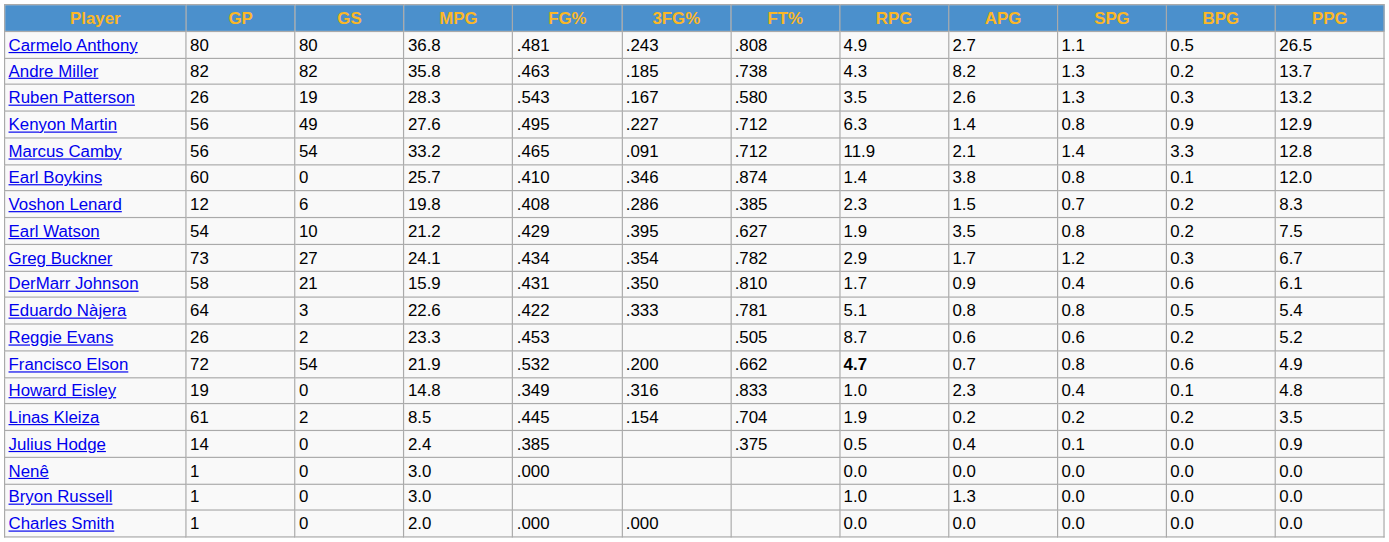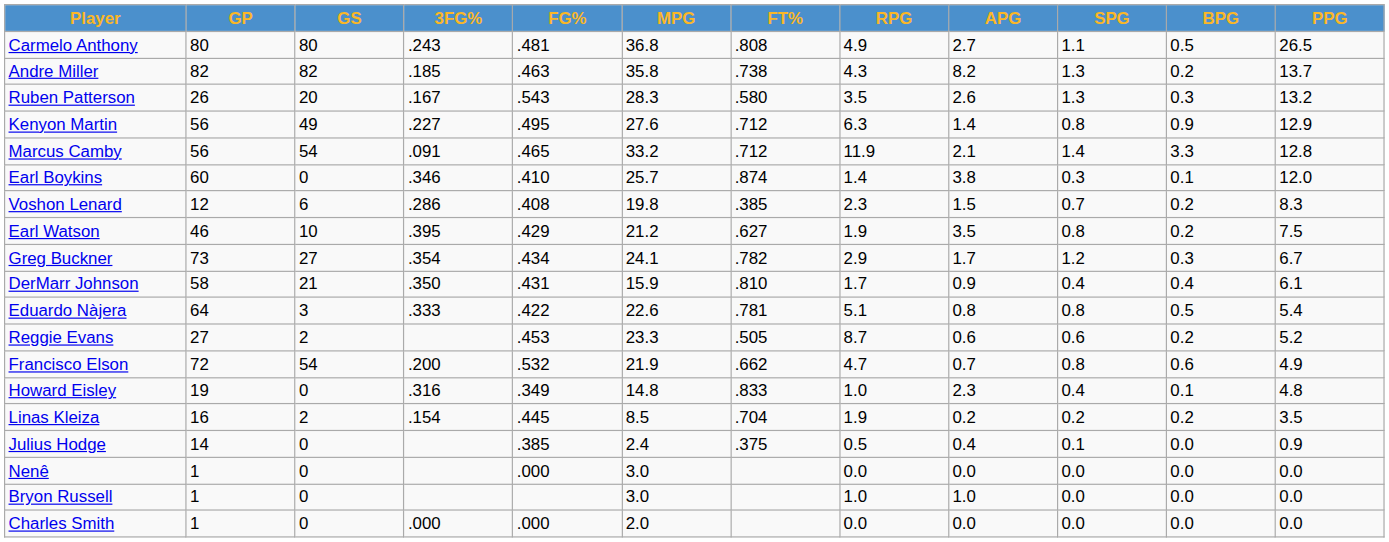columns swapped: (458, 18) <-> (676, 18)
(308, 98) 19 -> (308, 98) 20
(1073, 178) 0.8 -> (1073, 178) 0.3
(199, 231) 54 -> (199, 231) 46
(1182, 284) 0.6 -> (1182, 284) 0.4
(199, 338) 26 -> (199, 338) 27
(855, 364) bold -> (855, 364) normal
(199, 418) 61 -> (199, 418) 16
(964, 497) 1.3 -> (964, 497) 1.0
